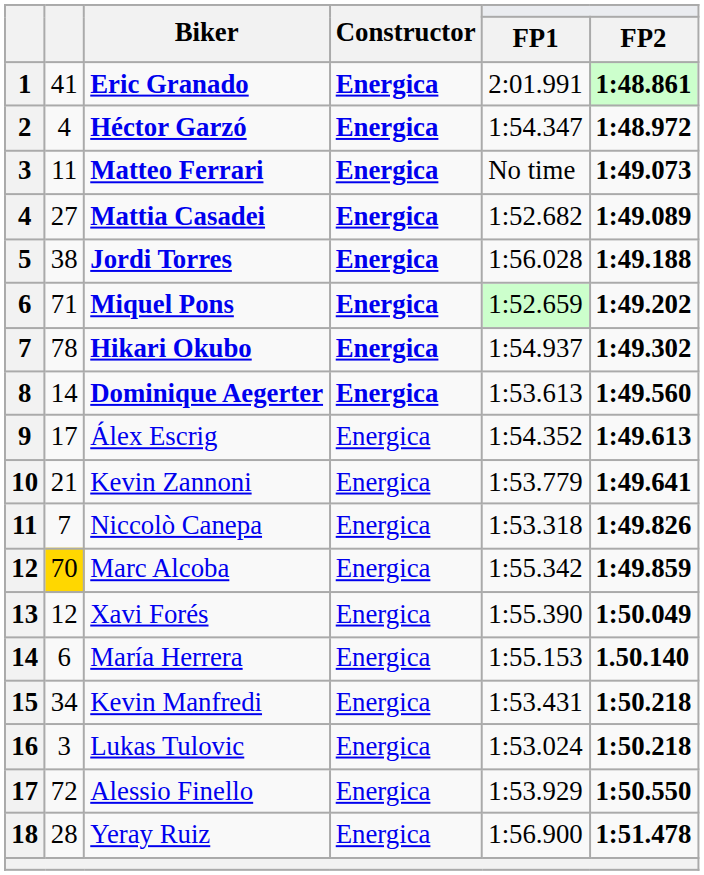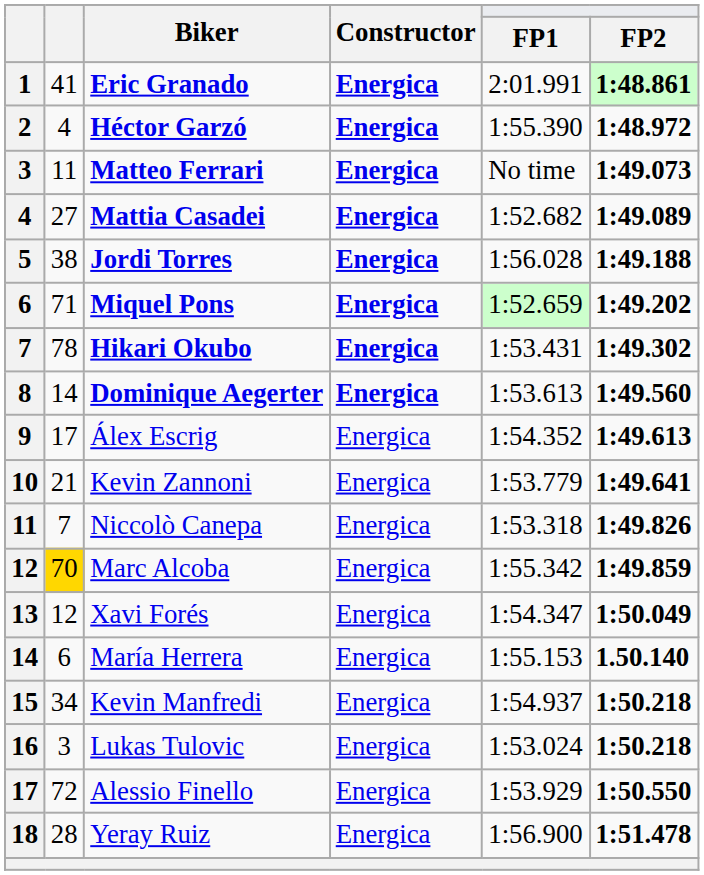(535, 127) 1:54.347 -> (535, 127) 1:55.390
(535, 348) 1:54.937 -> (535, 348) 1:53.431
(535, 613) 1:55.390 -> (535, 613) 1:54.347
(535, 701) 1:53.431 -> (535, 701) 1:54.937
